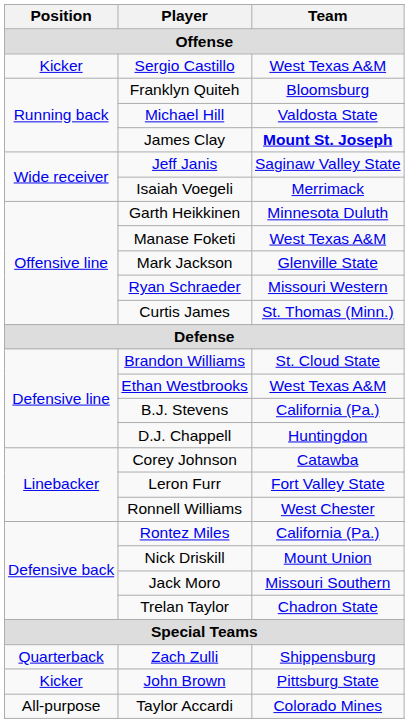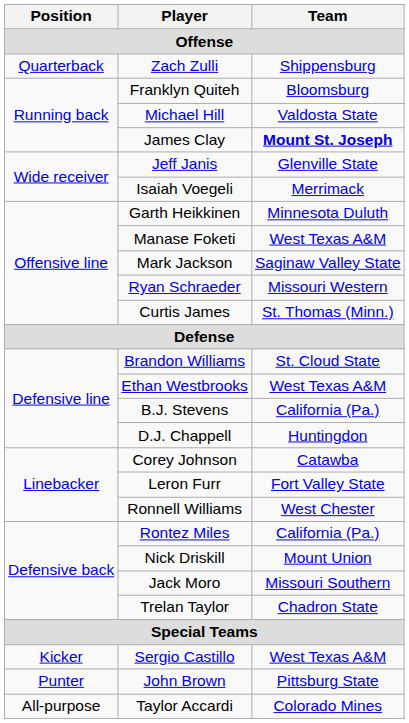rows swapped: (185, 656) <-> (185, 66)
(328, 164) Saginaw Valley State -> (328, 164) Glenville State
(328, 262) Glenville State -> (328, 262) Saginaw Valley State
(61, 681) Kicker -> (61, 681) Punter
